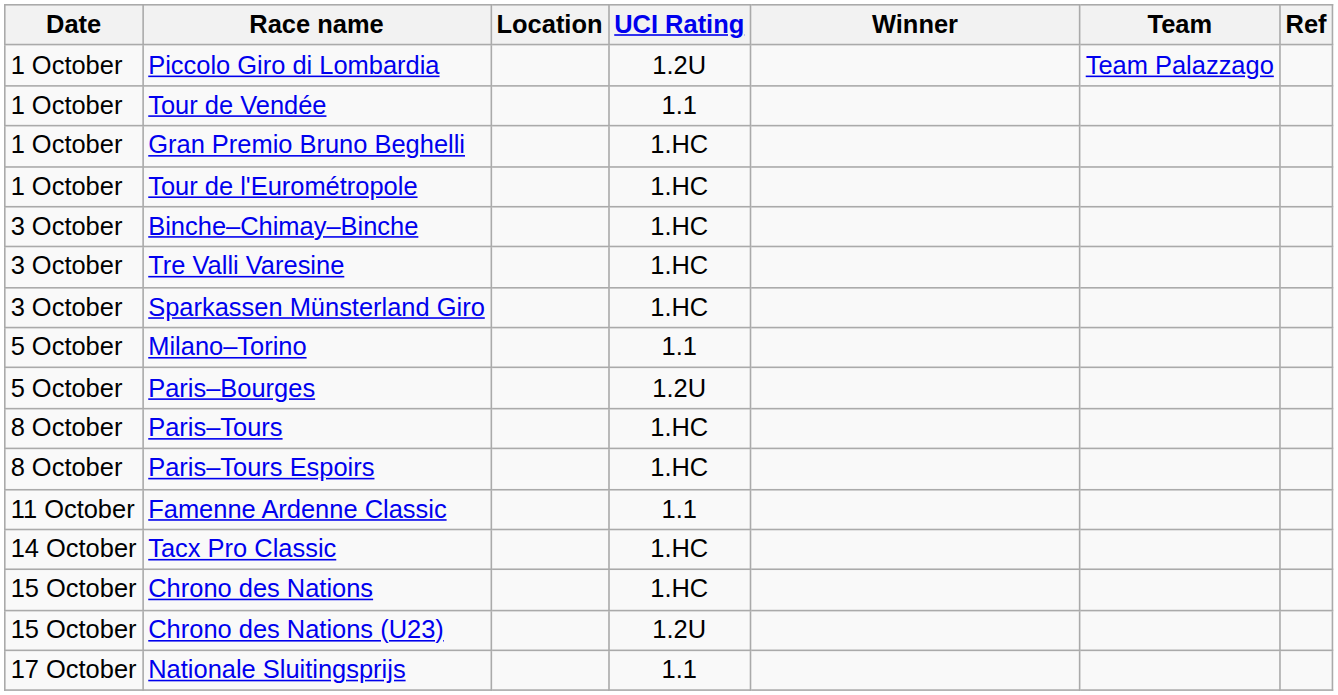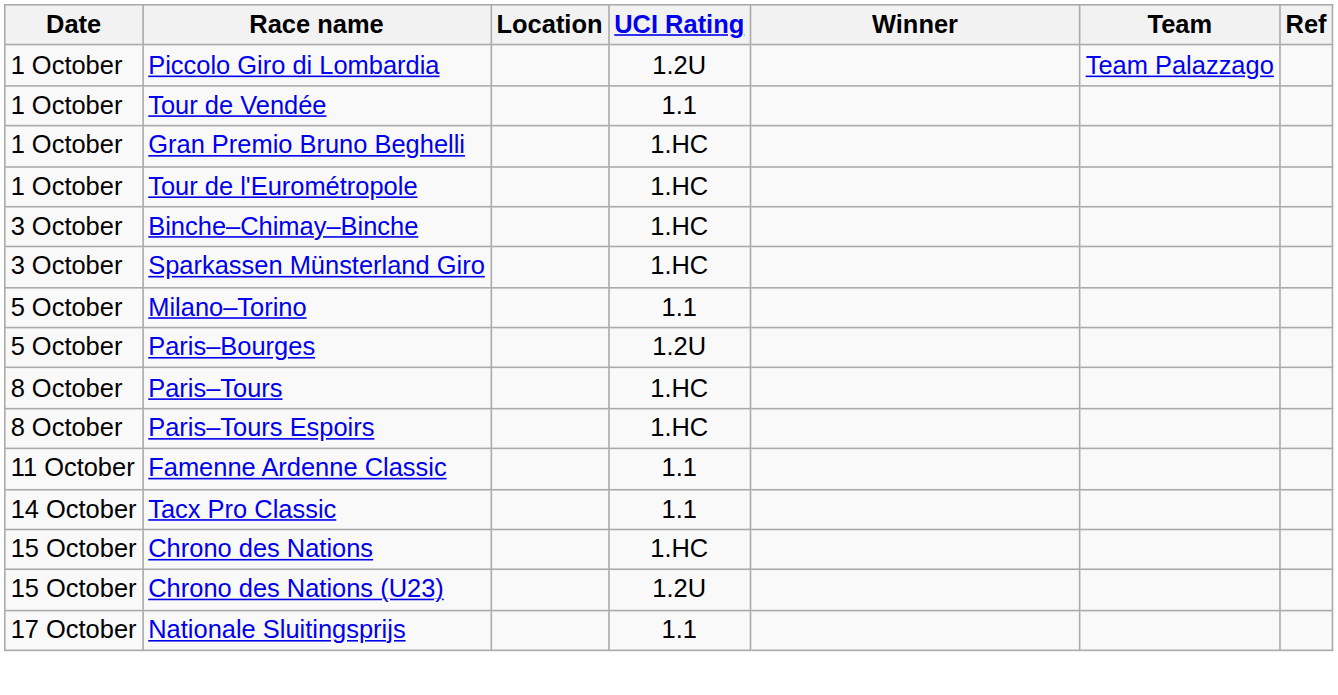- row: (246, 266)
(679, 549) 1.HC -> (679, 508) 1.1
